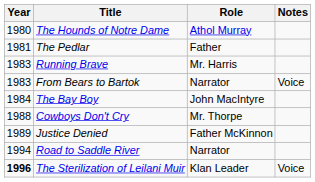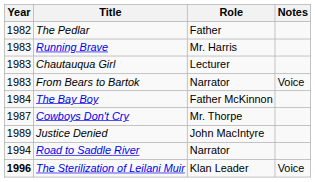- row: (103, 30)
(19, 47) 1981 -> (19, 30) 1982
+ row: (76, 64)
(227, 99) John MacIntyre -> (231, 99) Father McKinnon
(19, 116) 1988 -> (19, 116) 1987
(231, 133) Father McKinnon -> (227, 133) John MacIntyre
